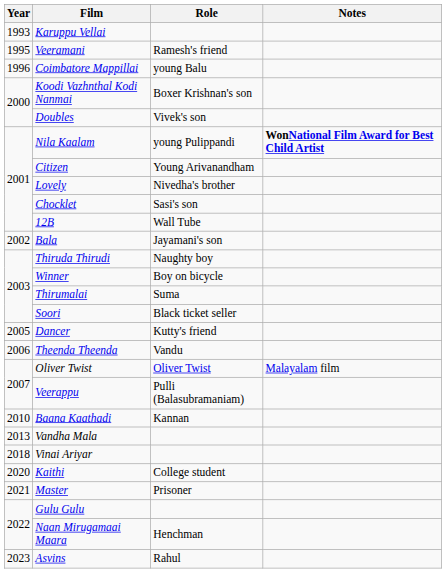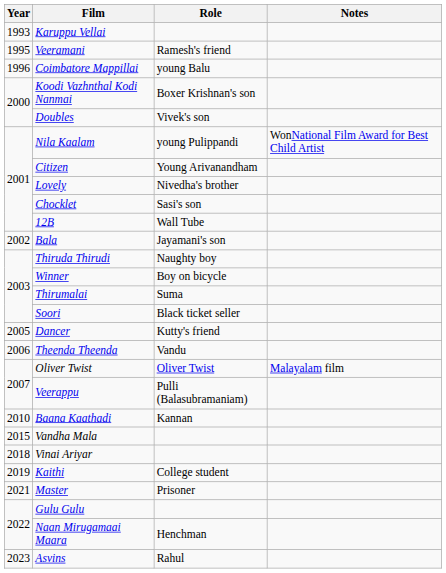(350, 142) bold -> (349, 142) normal
(19, 436) 2013 -> (19, 436) 2015
(19, 472) 2020 -> (19, 472) 2019
